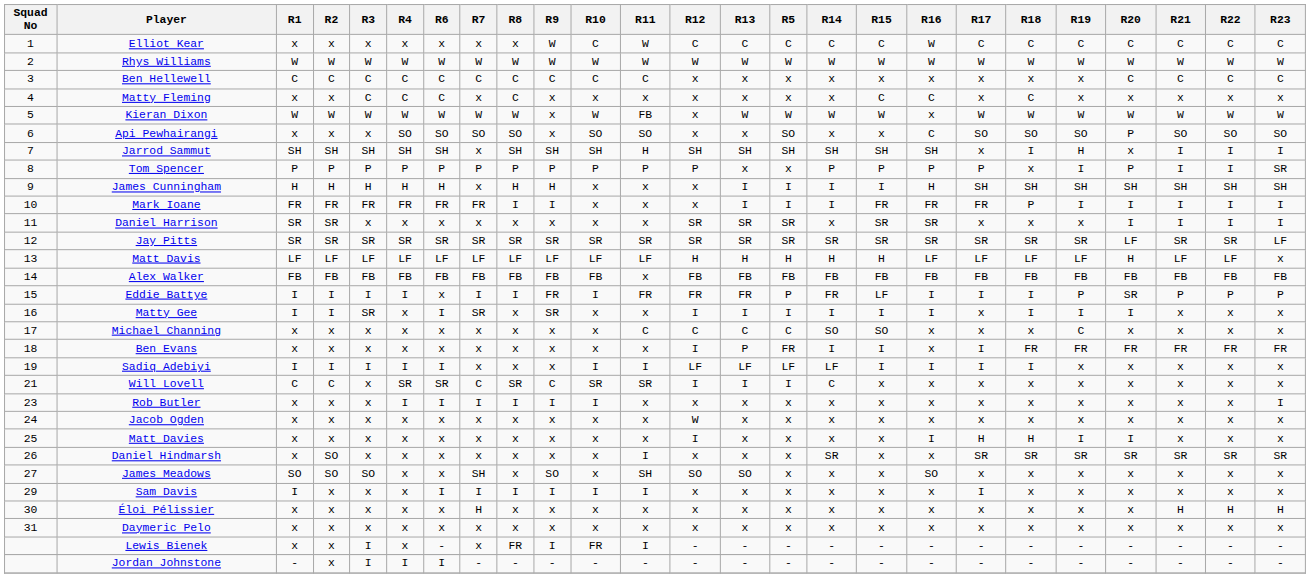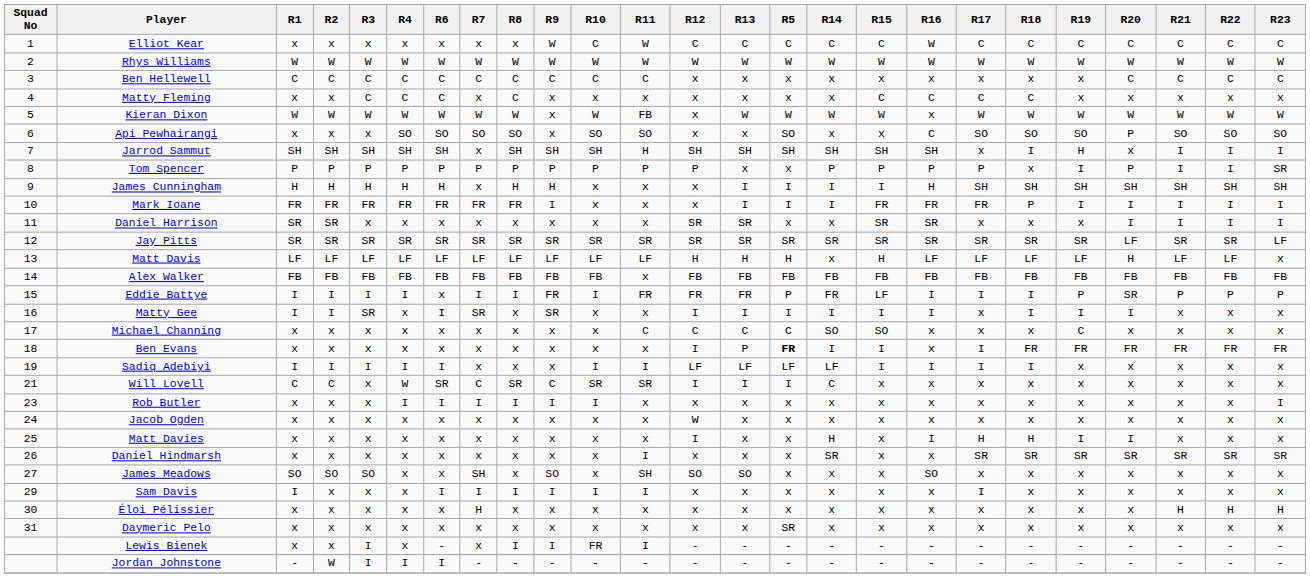(981, 98) x -> (981, 98) C
(515, 205) I -> (515, 205) FR
(788, 223) SR -> (788, 223) x
(832, 259) H -> (832, 259) x
(788, 349) normal -> (788, 349) bold
(405, 384) SR -> (405, 384) W
(832, 438) x -> (832, 438) H
(331, 456) SO -> (331, 456) x
(788, 528) x -> (788, 528) SR
(515, 546) FR -> (515, 546) I
(331, 564) x -> (331, 564) W
